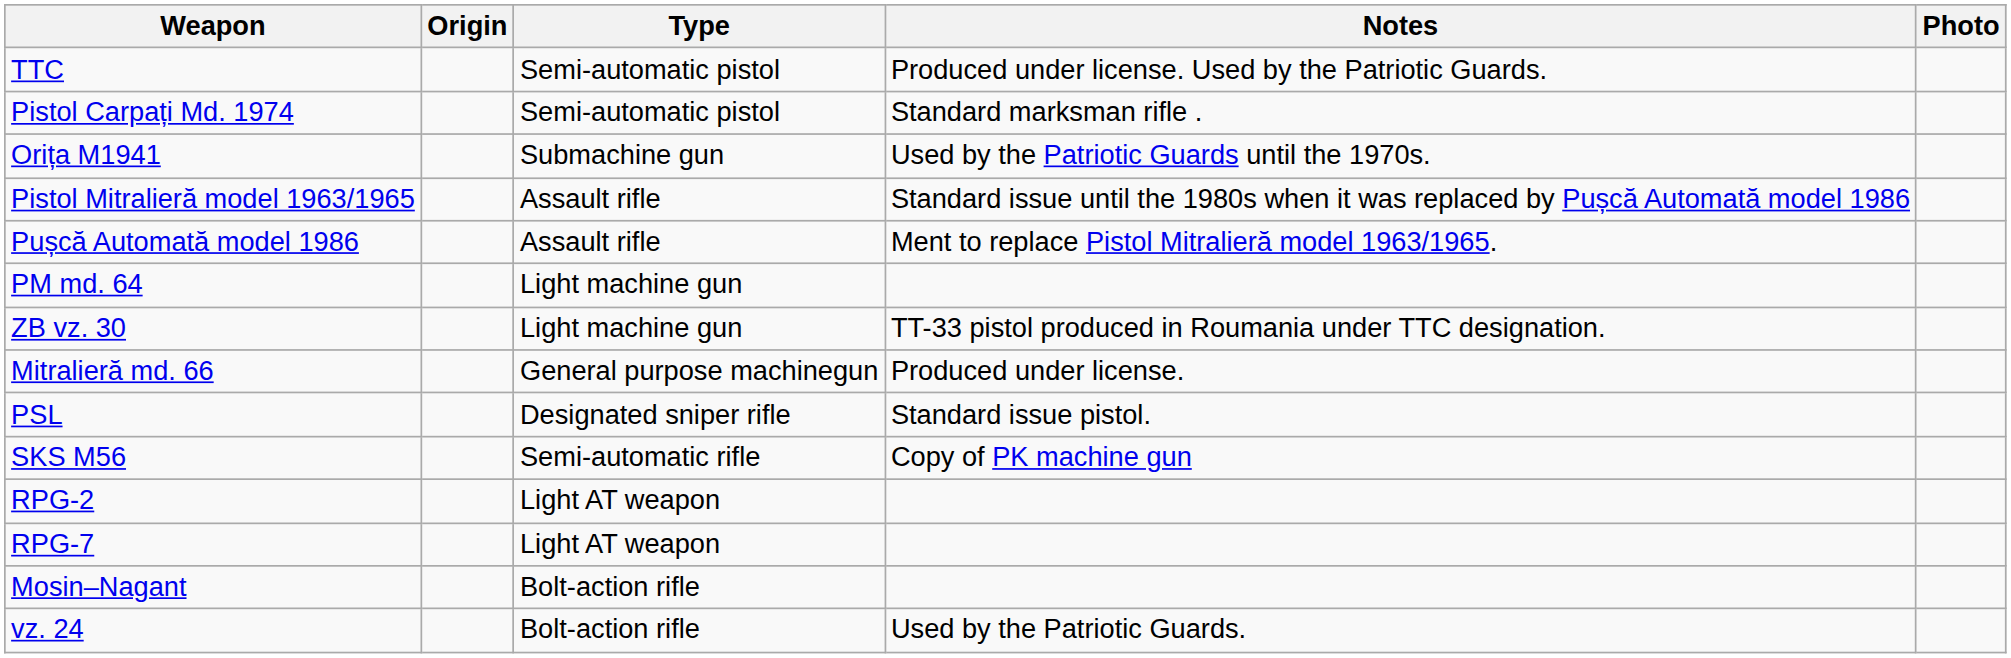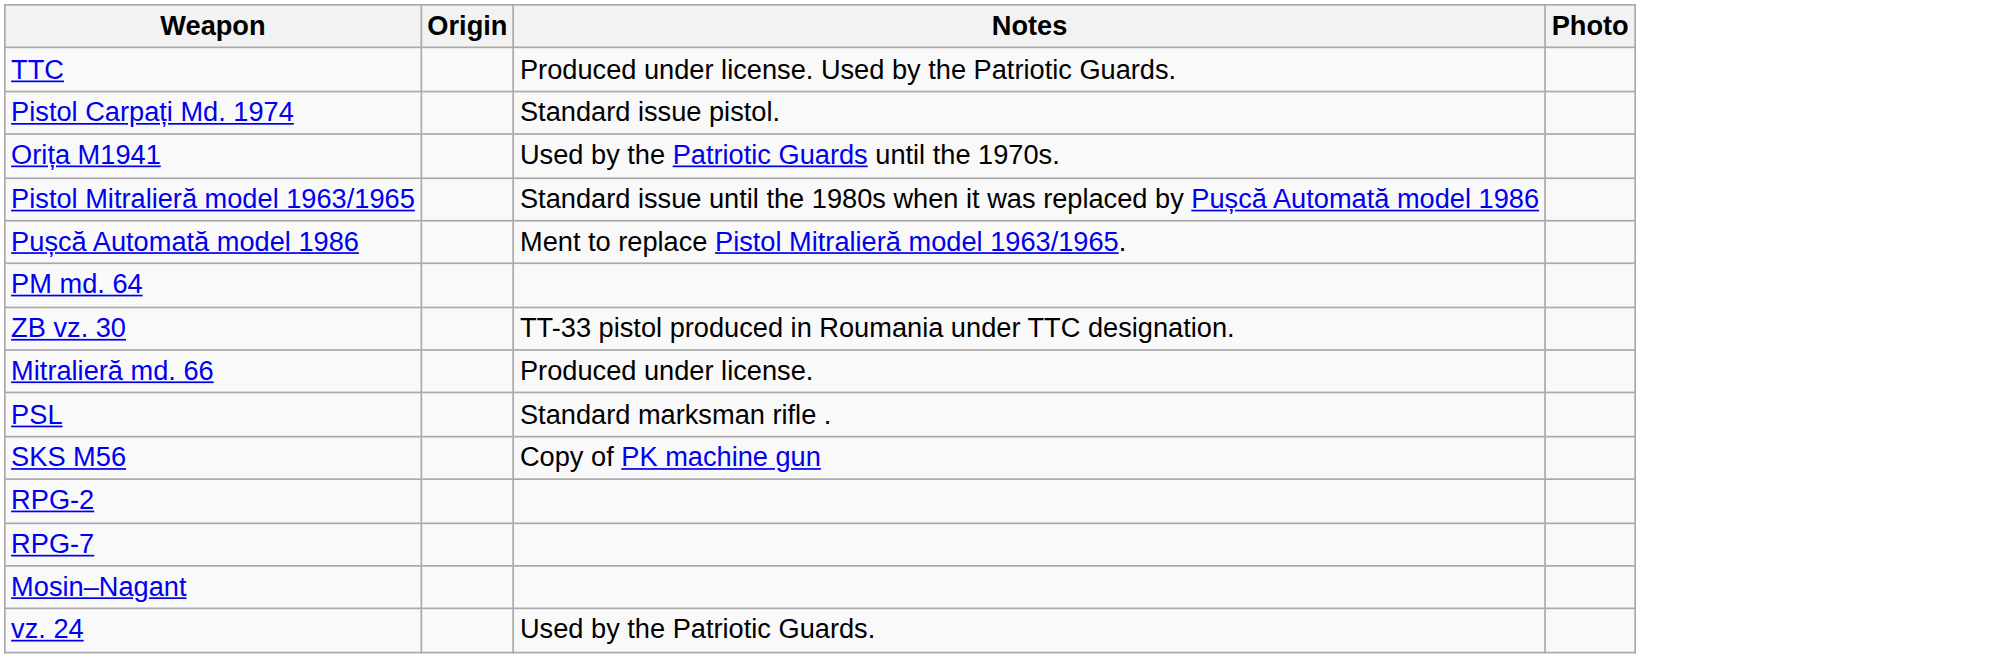- column: (699, 26)
(1047, 112) Standard marksman rifle . -> (650, 112) Standard issue pistol.
(1021, 414) Standard issue pistol. -> (676, 414) Standard marksman rifle .
